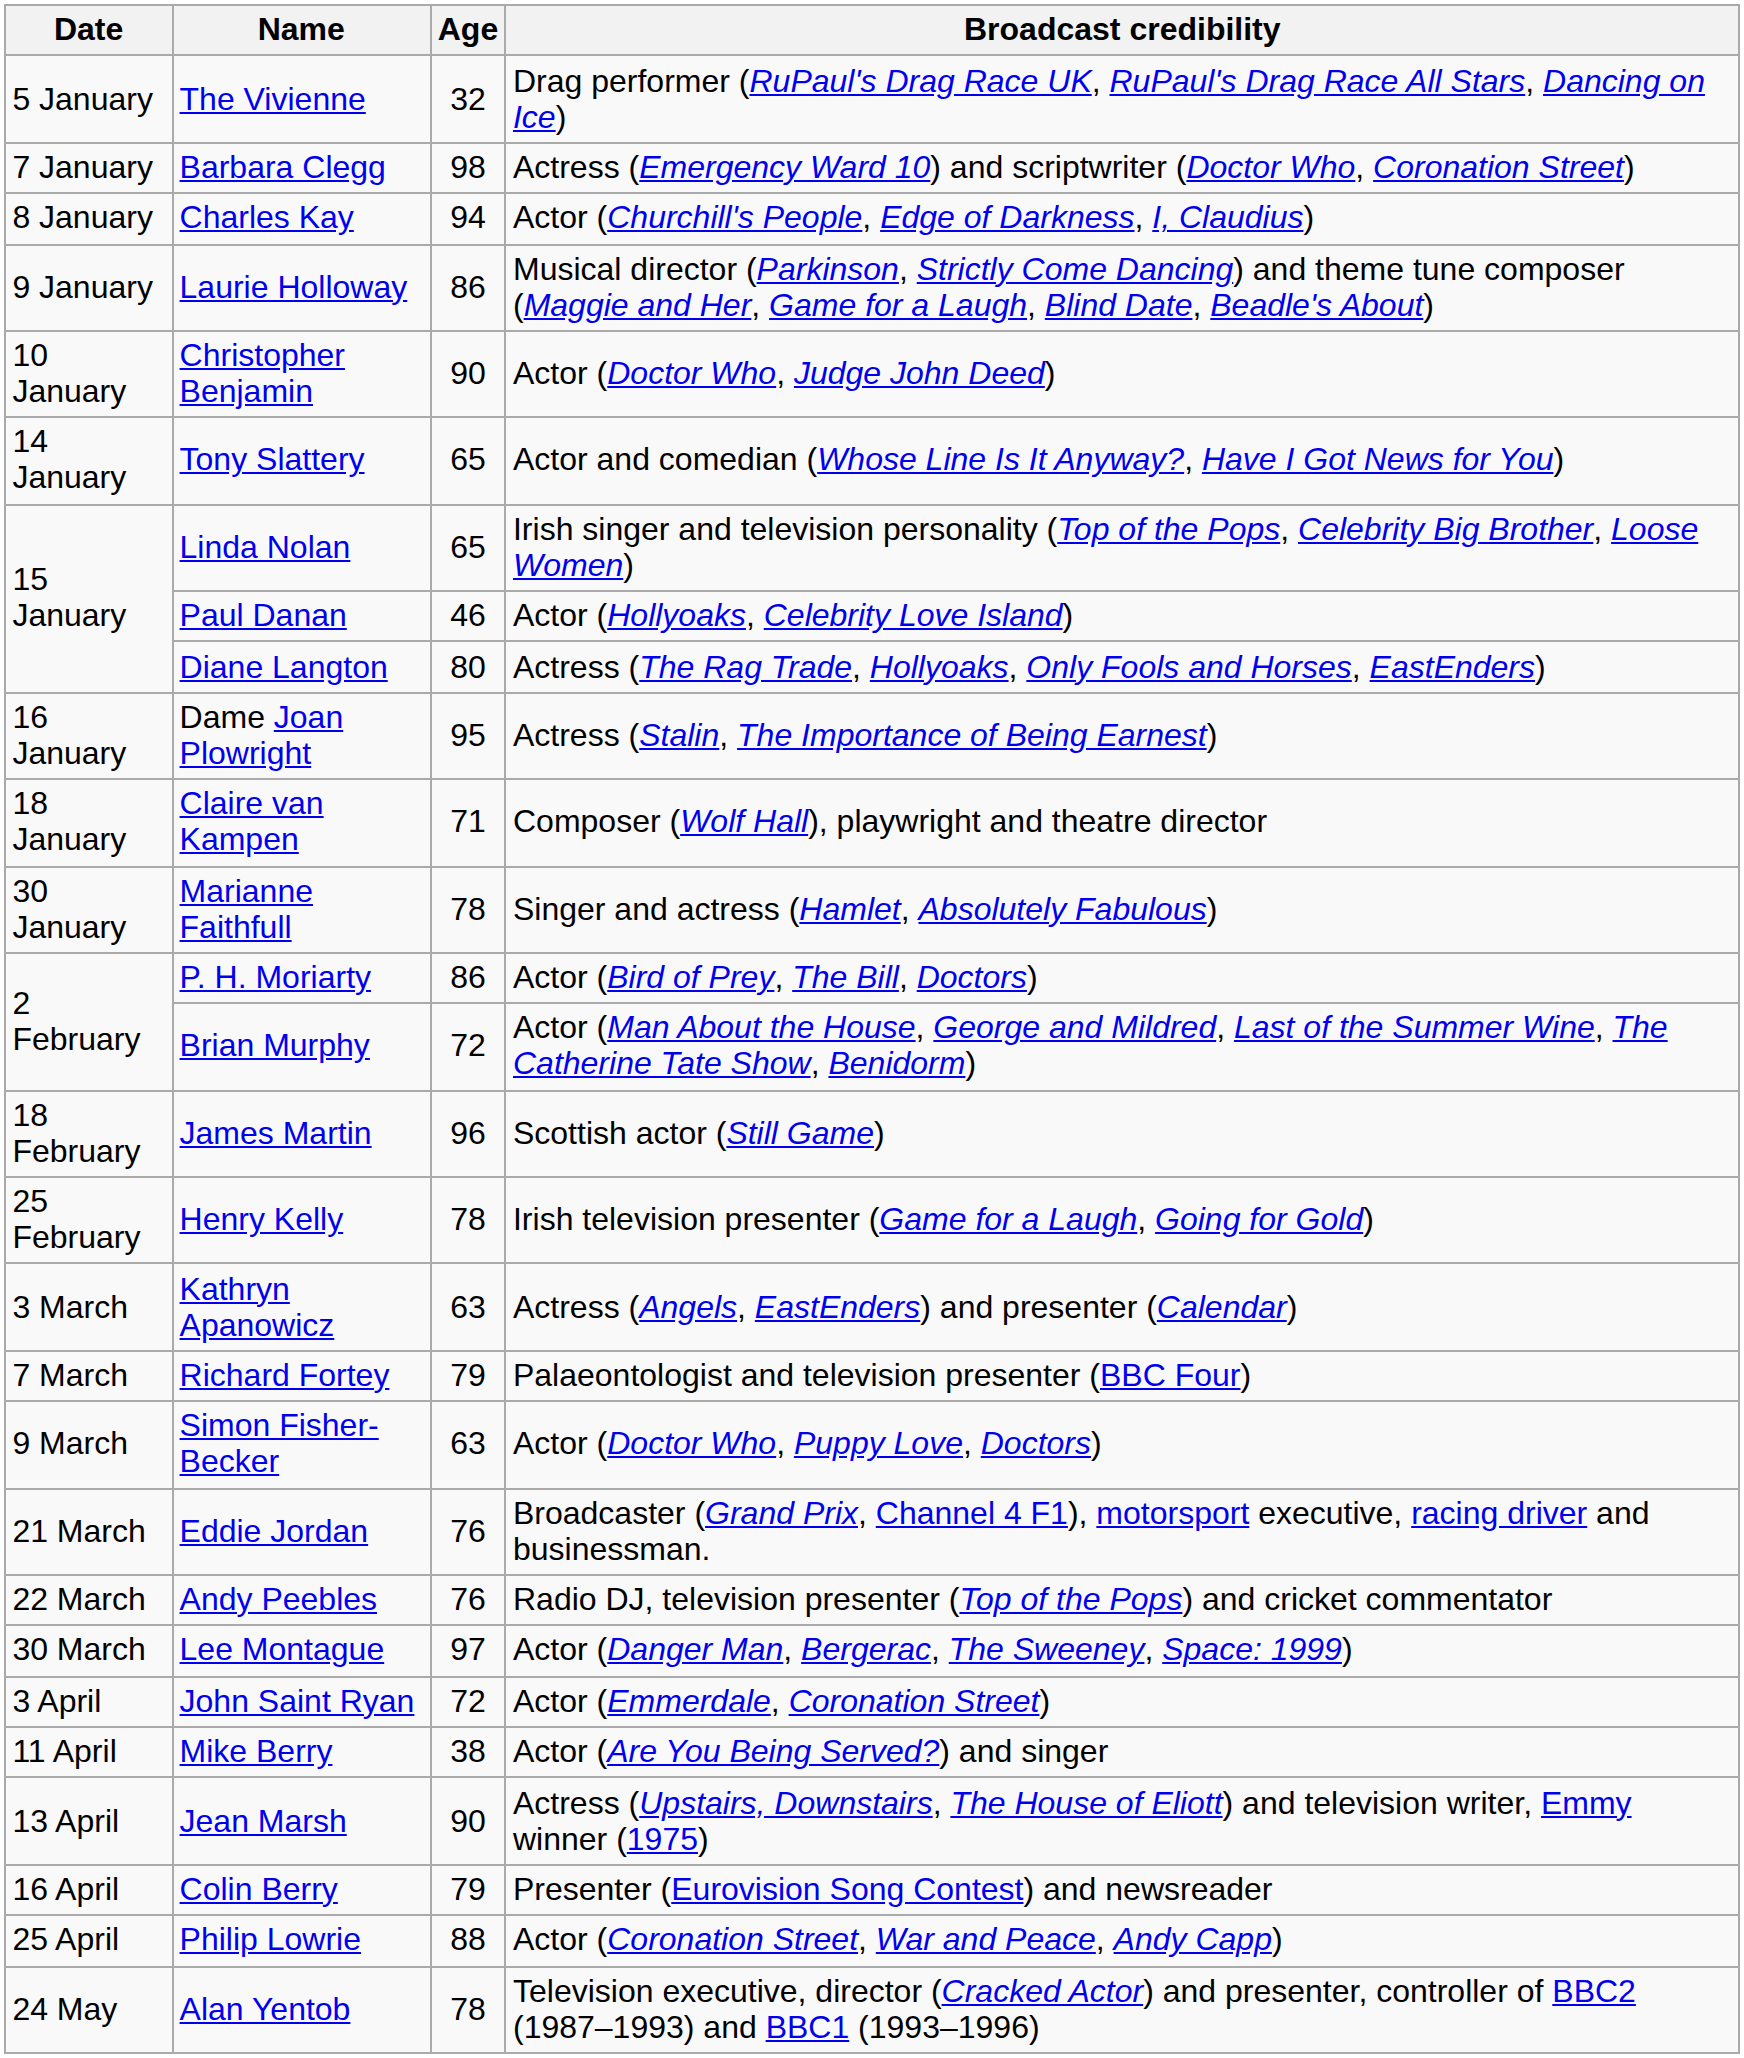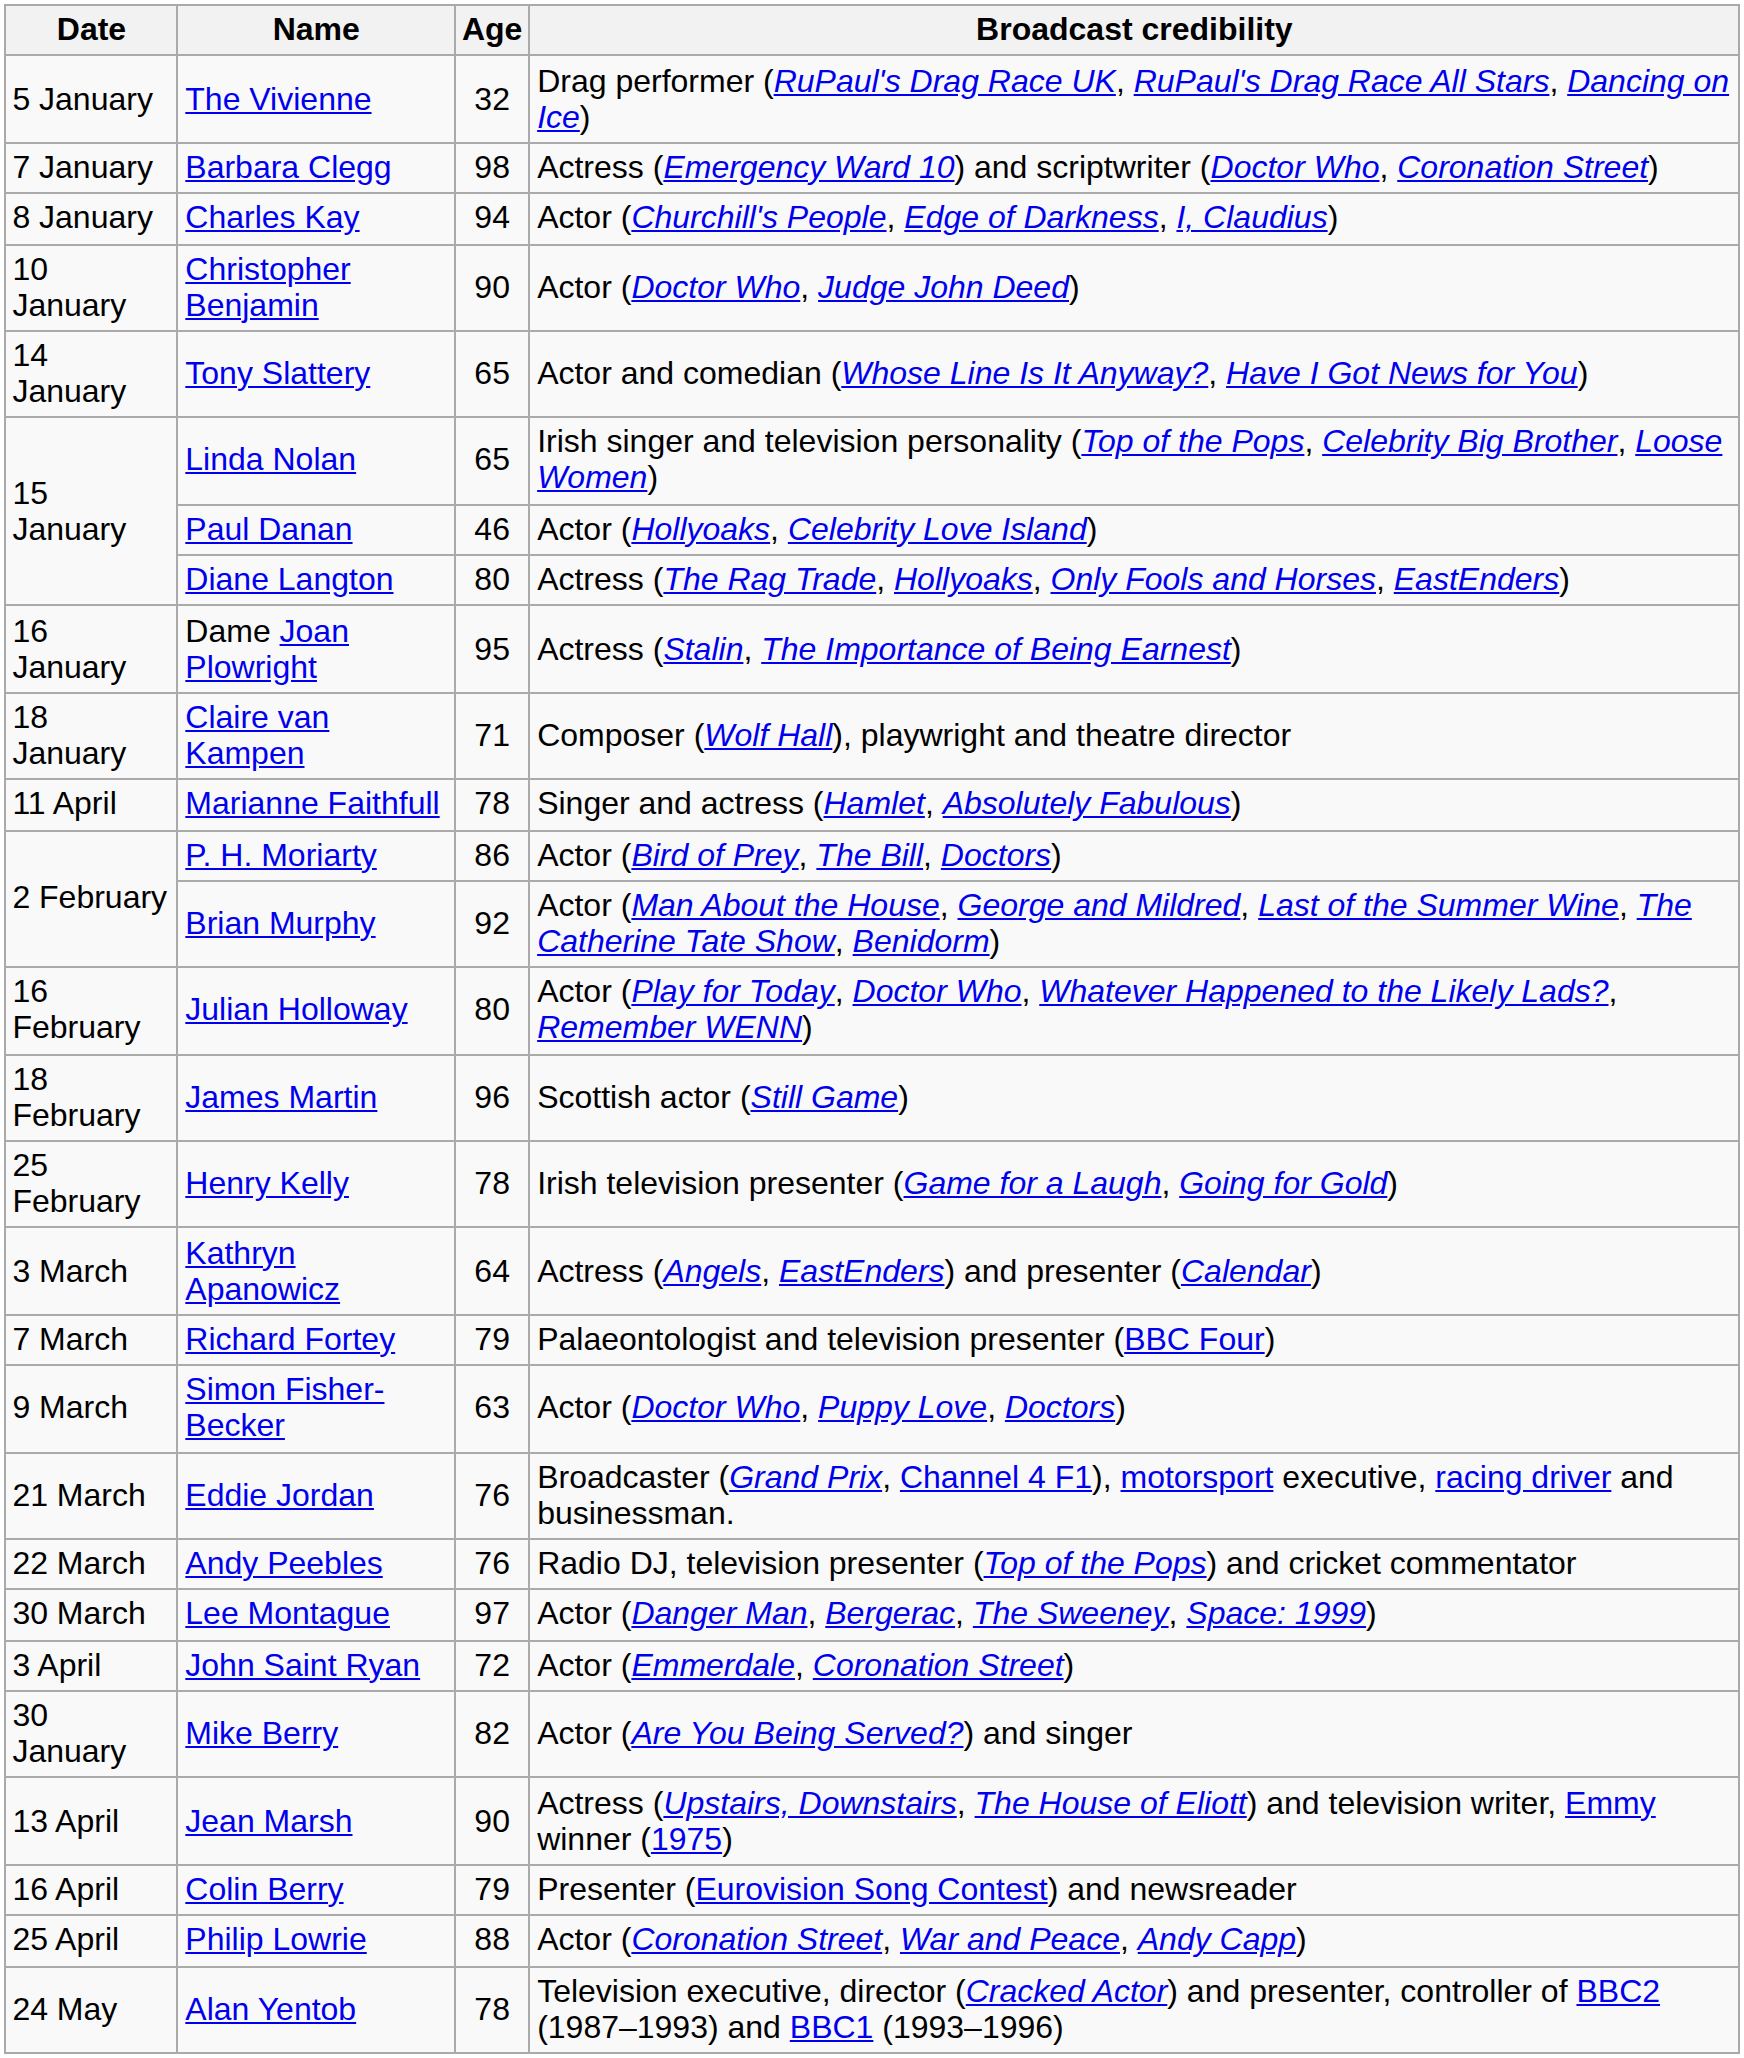- row: (293, 286)
(69, 908) 30 January -> (65, 804) 11 April
(468, 1046) 72 -> (492, 923) 92
+ row: (296, 1010)
(468, 1306) 63 -> (492, 1270) 64
(65, 1751) 11 April -> (69, 1733) 30 January
(468, 1751) 38 -> (492, 1733) 82
